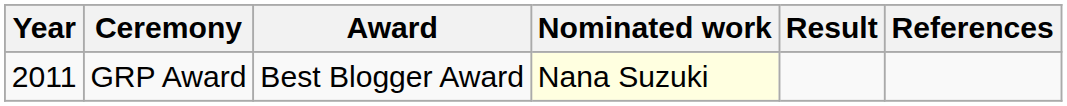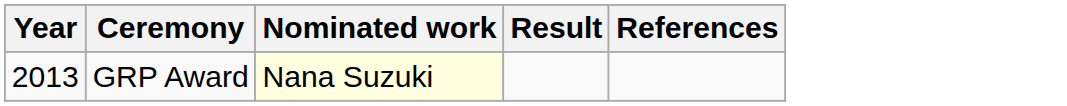- column: (392, 28)
(44, 76) 2011 -> (45, 76) 2013
